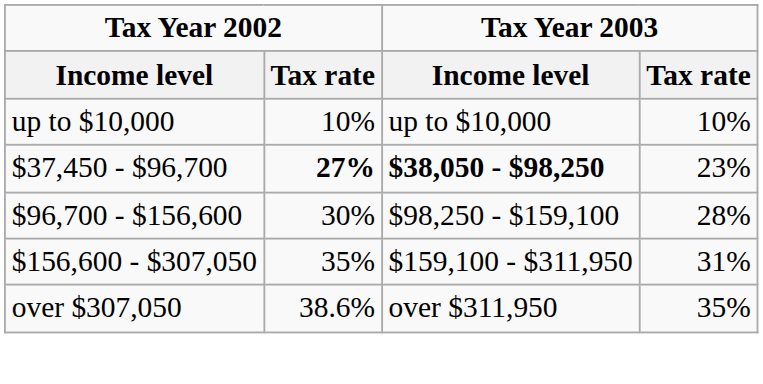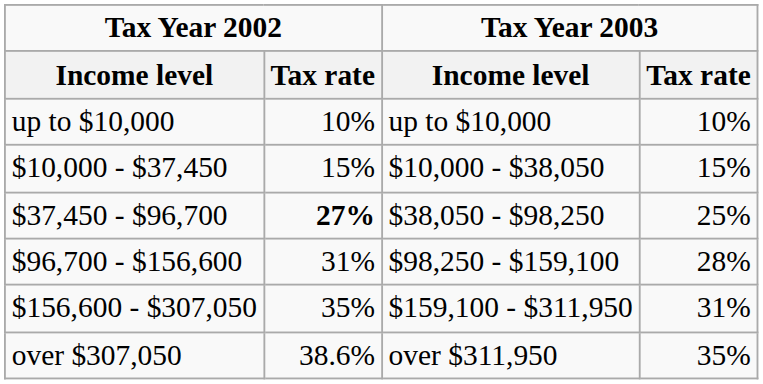+ row: (120, 167)
(497, 167) bold -> (497, 214) normal
(724, 167) 23% -> (724, 214) 25%
(348, 214) 30% -> (348, 261) 31%
